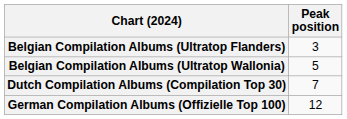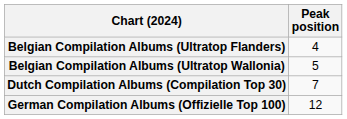(315, 47) 3 -> (315, 47) 4
